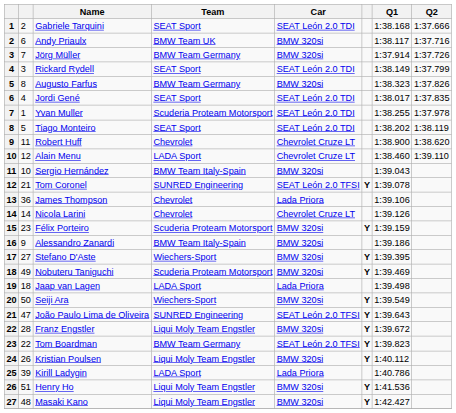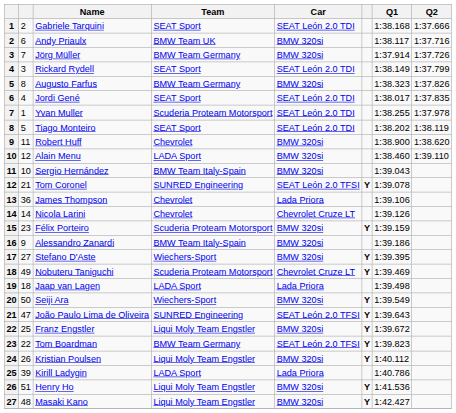(316, 142) Chevrolet Cruze LT -> (300, 142) BMW 320si
(316, 156) Chevrolet Cruze LT -> (300, 156) BMW 320si
(300, 272) BMW 320si -> (316, 272) Chevrolet Cruze LT
(26, 329) 28 -> (26, 329) 25
